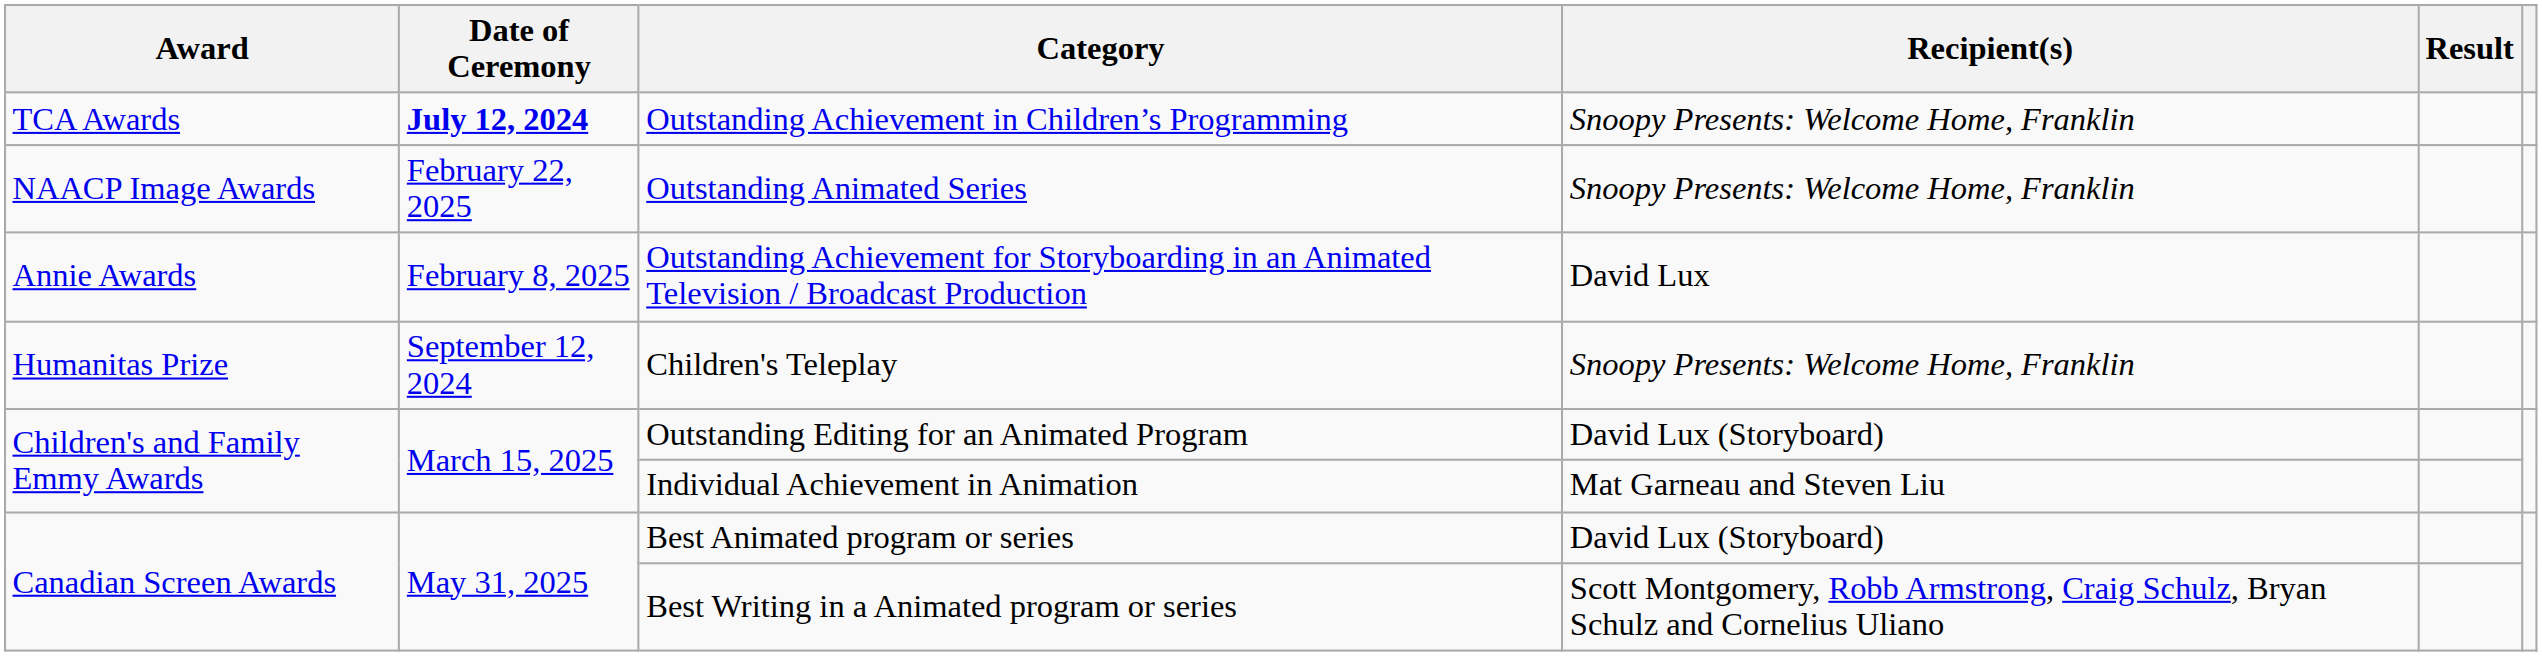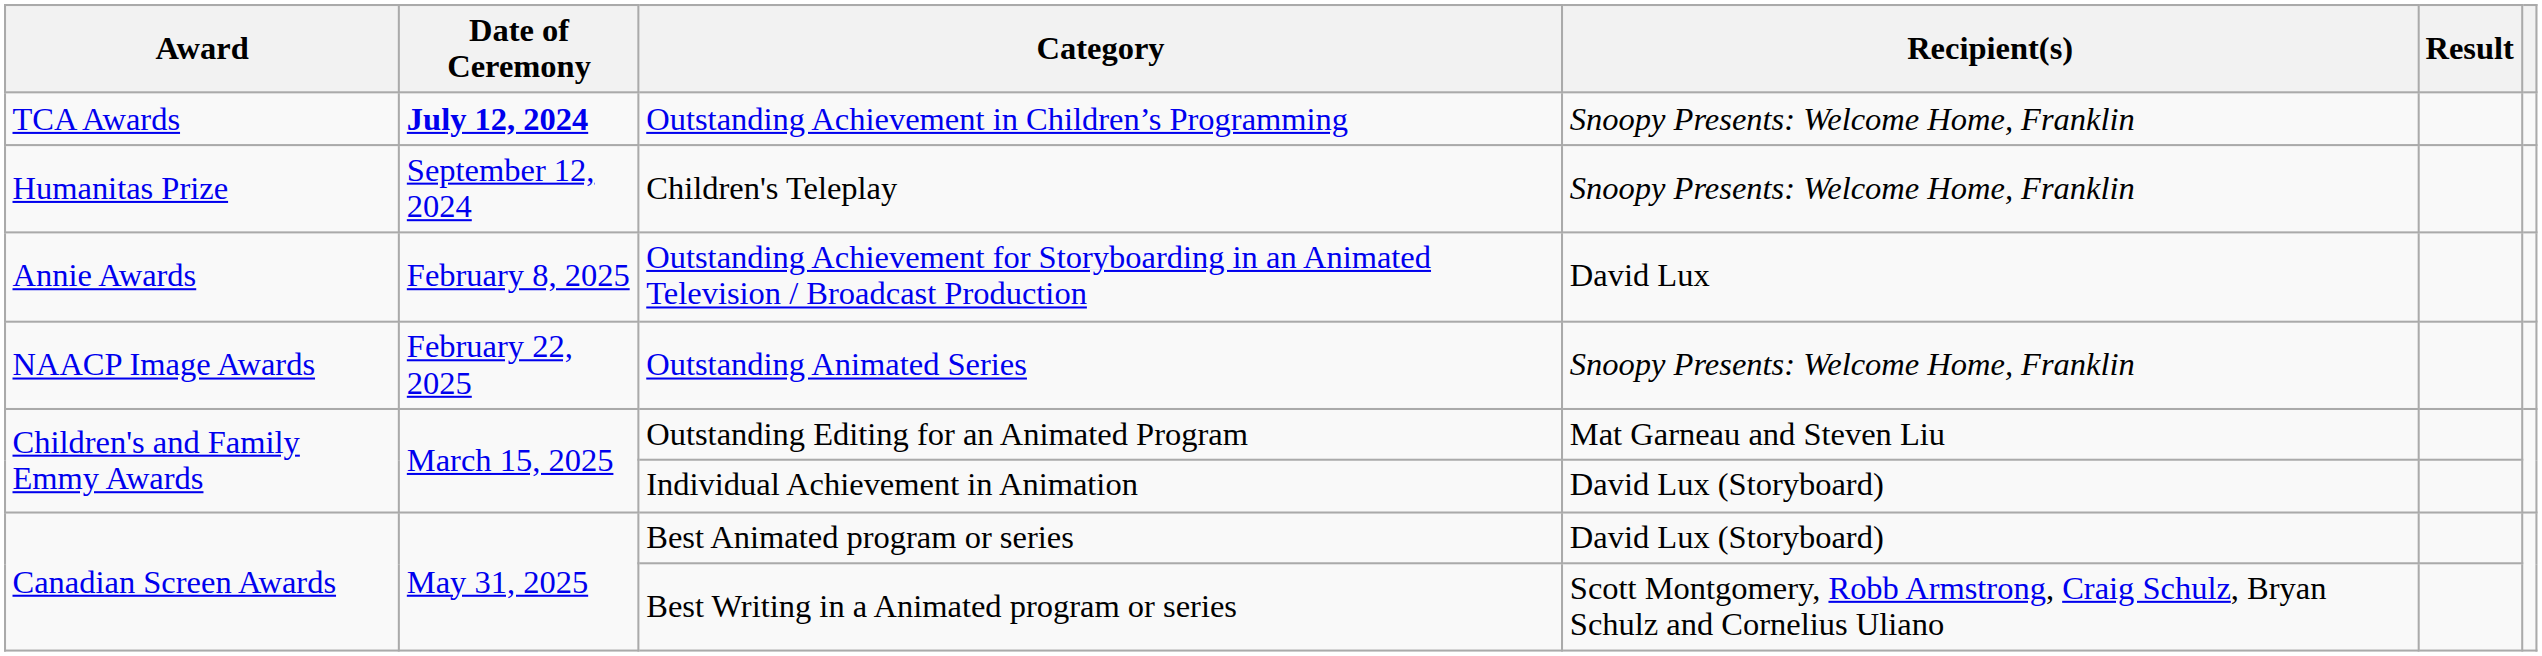rows swapped: (772, 364) <-> (837, 188)
(1727, 433) David Lux (Storyboard) -> (1757, 433) Mat Garneau and Steven Liu
(1757, 485) Mat Garneau and Steven Liu -> (1727, 485) David Lux (Storyboard)
